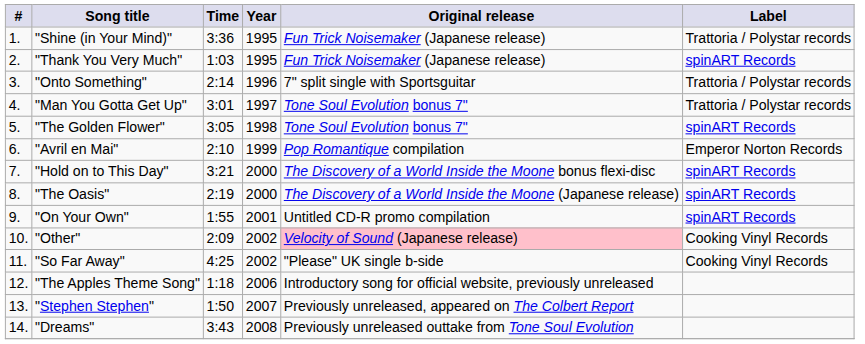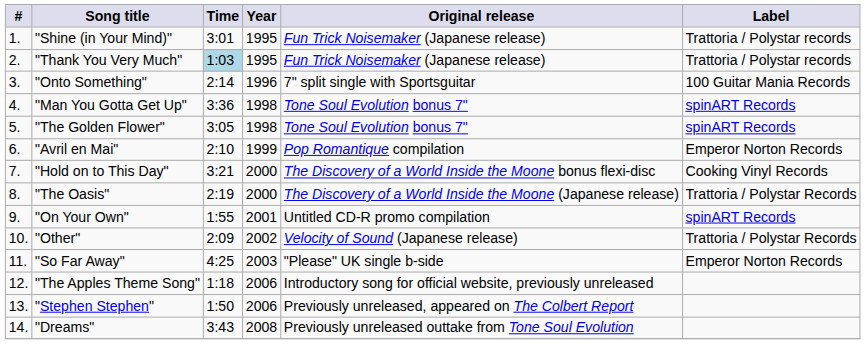(220, 38) 3:36 -> (220, 38) 3:01
(220, 60) no background -> (220, 60) lightblue background
(741, 60) spinART Records -> (768, 60) Trattoria / Polystar records
(768, 83) Trattoria / Polystar records -> (768, 83) 100 Guitar Mania Records
(220, 105) 3:01 -> (220, 105) 3:36
(261, 105) 1997 -> (261, 105) 1998
(768, 105) Trattoria / Polystar records -> (741, 105) spinART Records
(741, 172) spinART Records -> (757, 172) Cooking Vinyl Records
(741, 194) spinART Records -> (771, 194) Trattoria / Polystar Records
(401, 239) pink background -> (401, 239) no background
(757, 239) Cooking Vinyl Records -> (771, 239) Trattoria / Polystar Records
(261, 261) 2002 -> (261, 261) 2003
(757, 261) Cooking Vinyl Records -> (764, 261) Emperor Norton Records
(261, 305) 2007 -> (261, 305) 2006
